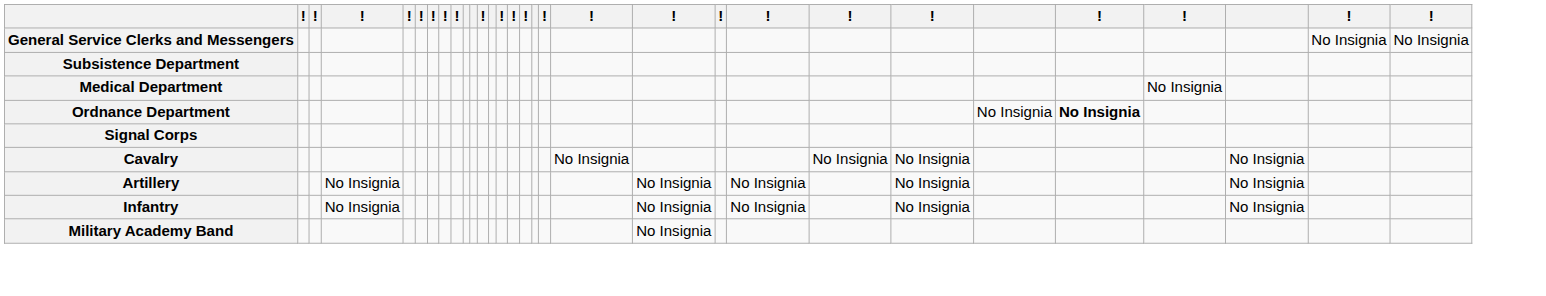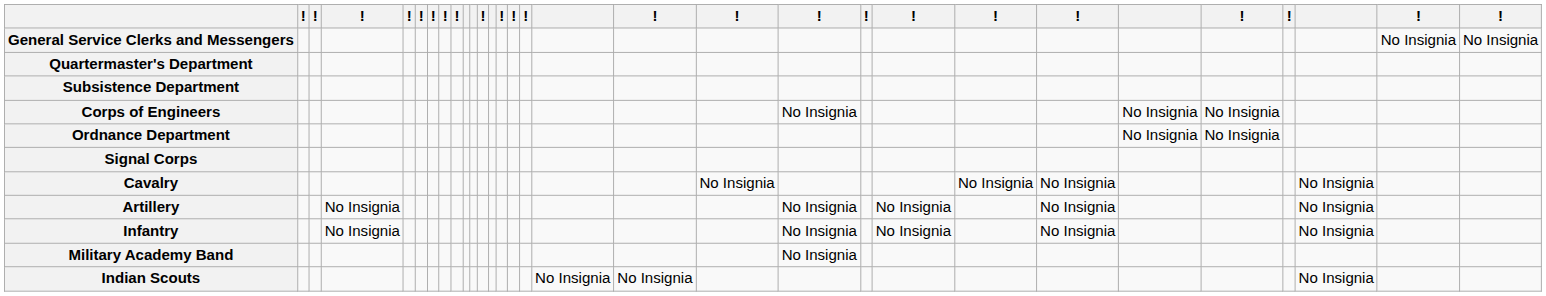+ row: (151, 64)
- row: (151, 87)
+ row: (151, 111)
(1100, 111) bold -> (1242, 135) normal
+ row: (151, 278)
